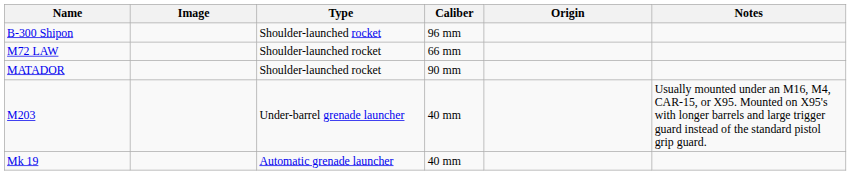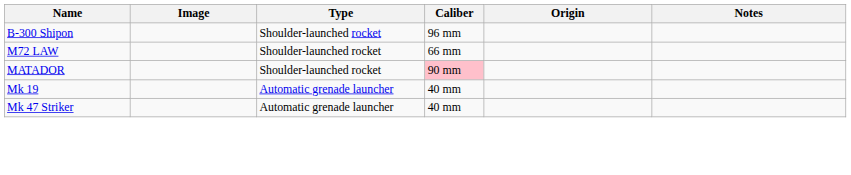(444, 70) no background -> (444, 70) pink background
- row: (21, 115)
+ row: (40, 107)
